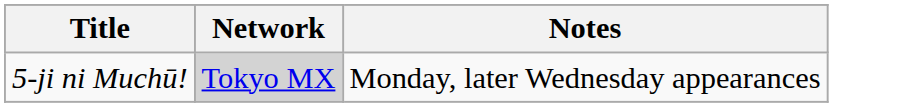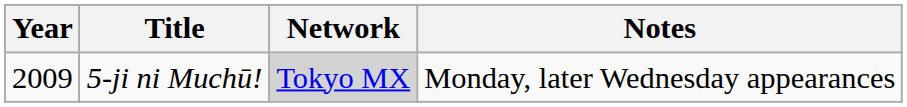+ column: (42, 28)
